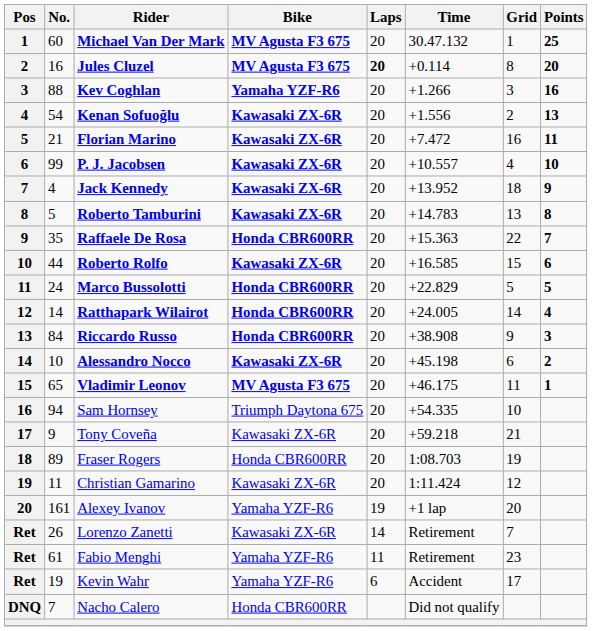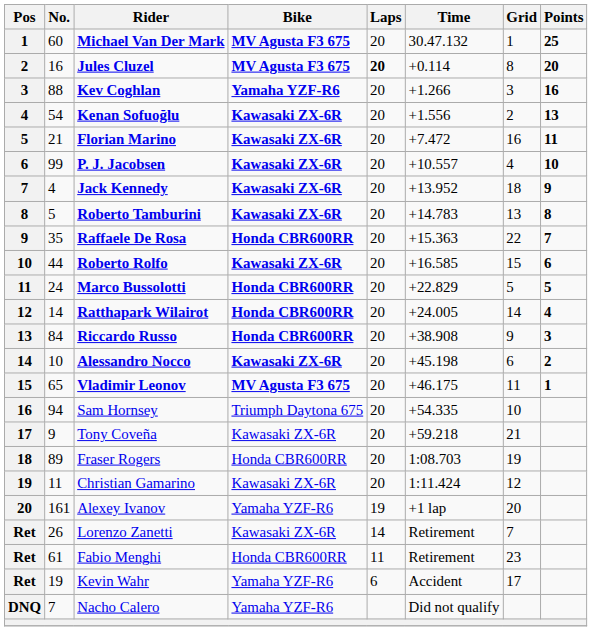(282, 557) Yamaha YZF-R6 -> (289, 557) Honda CBR600RR
(289, 606) Honda CBR600RR -> (282, 606) Yamaha YZF-R6
